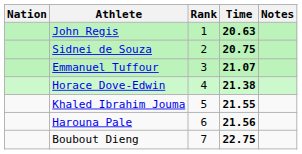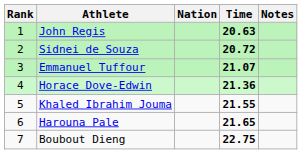columns swapped: (204, 13) <-> (27, 13)
(239, 49) 20.75 -> (239, 49) 20.72
(239, 85) 21.38 -> (239, 85) 21.36
(239, 121) 21.56 -> (239, 121) 21.65
